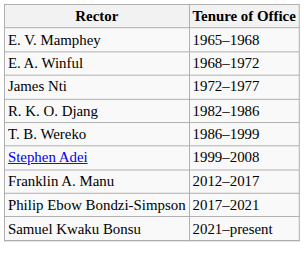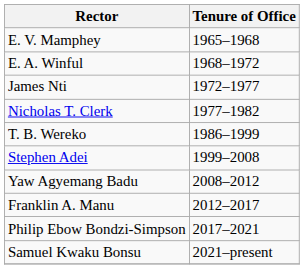+ row: (60, 110)
- row: (53, 110)
+ row: (73, 181)
